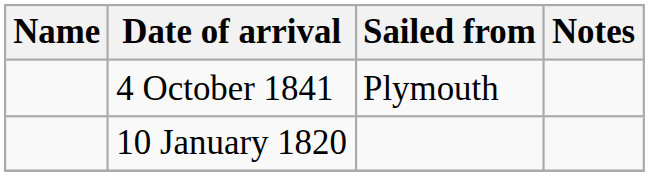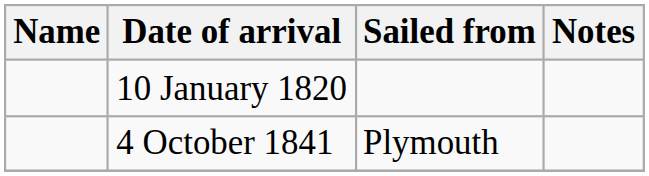rows swapped: (225, 87) <-> (232, 142)
